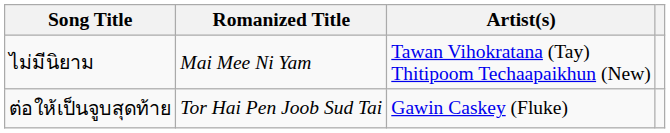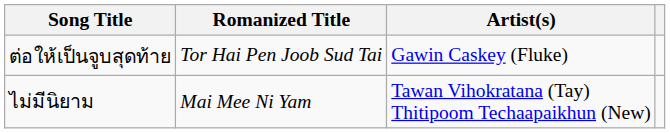rows swapped: (52, 62) <-> (90, 108)
